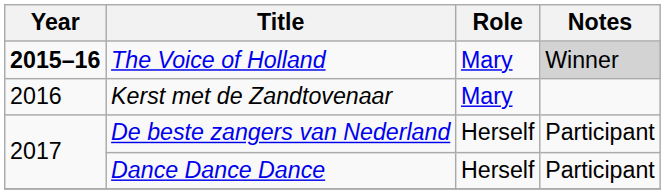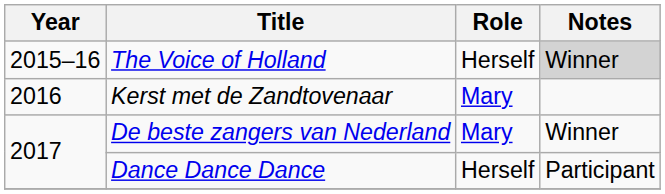(55, 59) bold -> (55, 59) normal
(487, 59) Mary -> (498, 59) Herself
(498, 133) Herself -> (487, 133) Mary
(600, 133) Participant -> (582, 133) Winner
